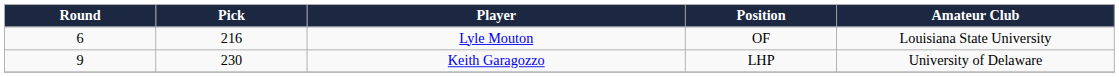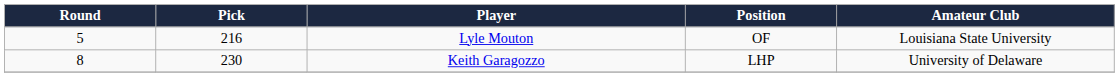(80, 38) 6 -> (80, 38) 5
(80, 60) 9 -> (80, 60) 8
